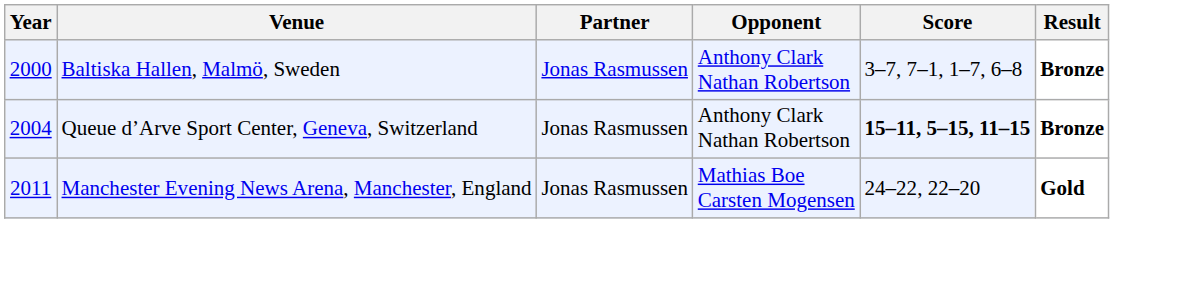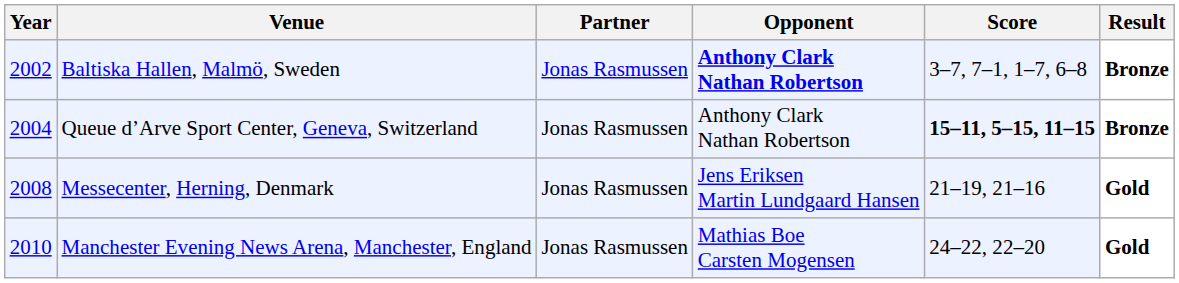(31, 69) 2000 -> (31, 69) 2002
(774, 69) normal -> (780, 69) bold
+ row: (198, 188)
(31, 188) 2011 -> (31, 247) 2010
